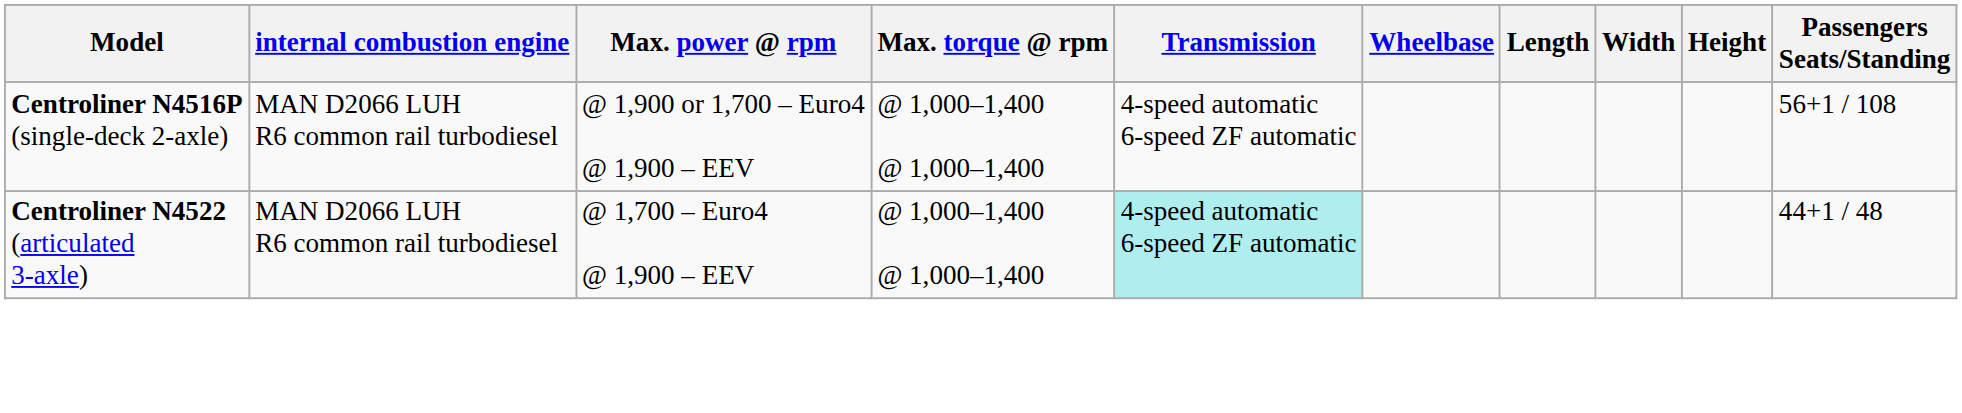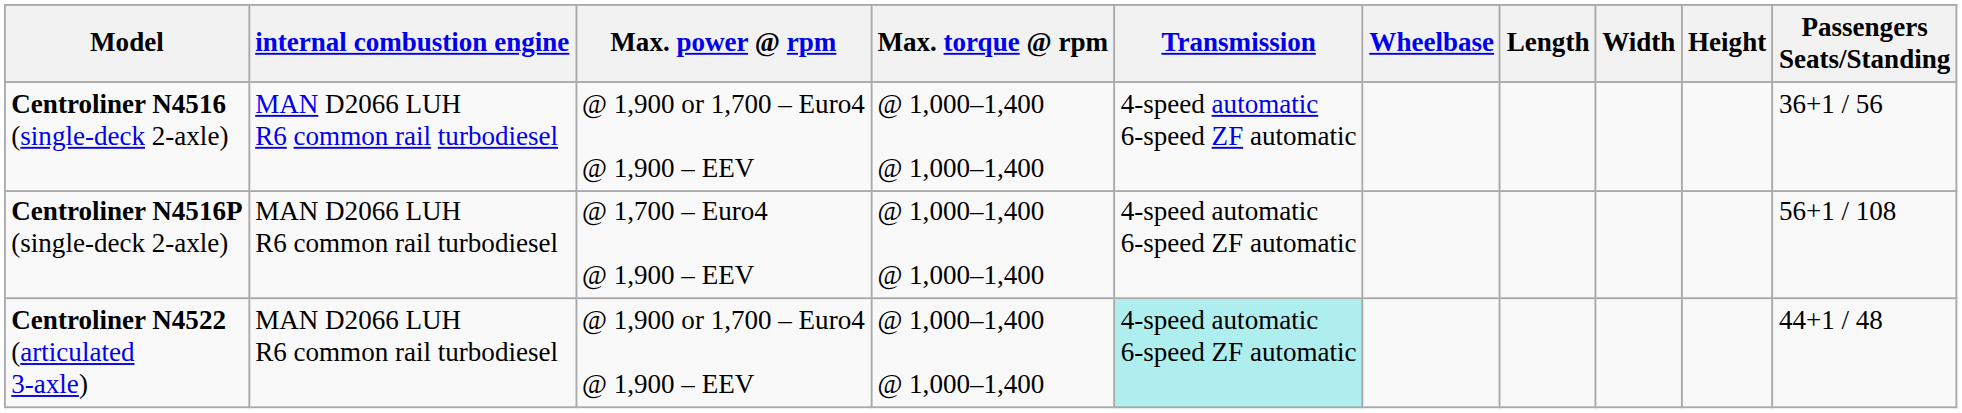+ row: (120, 119)
(723, 135) @ 1,900 or 1,700 – Euro4 @ 1,900 – EEV -> (675, 244) @ 1,700 – Euro4 @ 1,900 – EEV
(675, 244) @ 1,700 – Euro4 @ 1,900 – EEV -> (723, 352) @ 1,900 or 1,700 – Euro4 @ 1,900 – EEV
